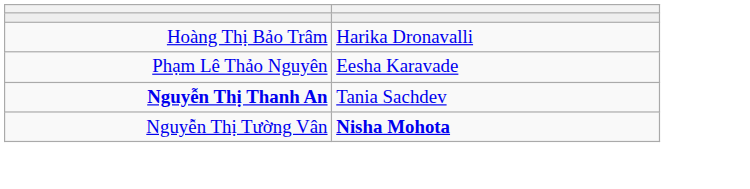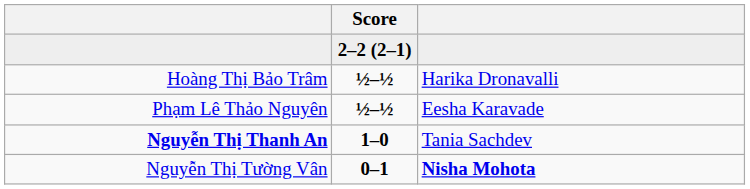+ column: (375, 19)
